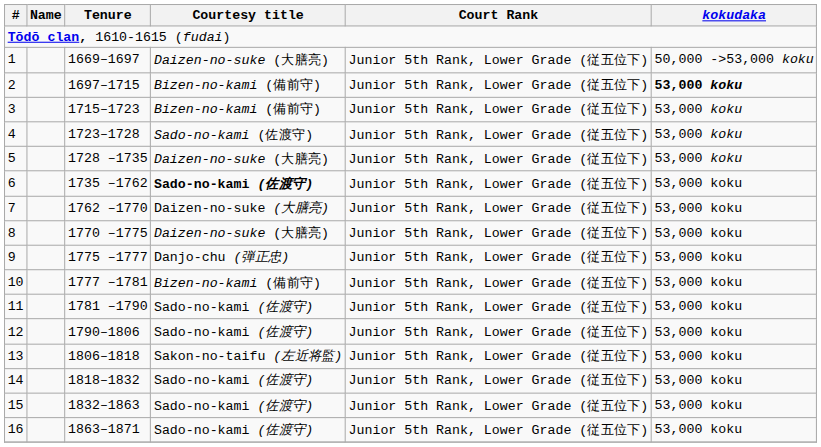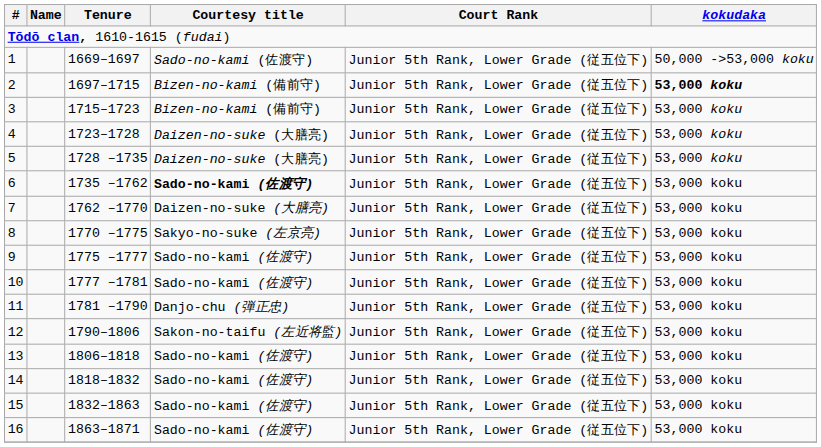(241, 61) Daizen-no-suke (大膳亮) -> (234, 61) Sado-no-kami (佐渡守)
(234, 135) Sado-no-kami (佐渡守) -> (241, 135) Daizen-no-suke (大膳亮)
(241, 233) Daizen-no-suke (大膳亮) -> (237, 233) Sakyo-no-suke (左京亮)
(222, 258) Danjo-chu (弾正忠) -> (234, 258) Sado-no-kami (佐渡守)
(237, 283) Bizen-no-kami (備前守) -> (234, 283) Sado-no-kami (佐渡守)
(234, 307) Sado-no-kami (佐渡守) -> (222, 307) Danjo-chu (弾正忠)
(234, 332) Sado-no-kami (佐渡守) -> (248, 332) Sakon-no-taifu (左近将監)
(248, 357) Sakon-no-taifu (左近将監) -> (234, 357) Sado-no-kami (佐渡守)
